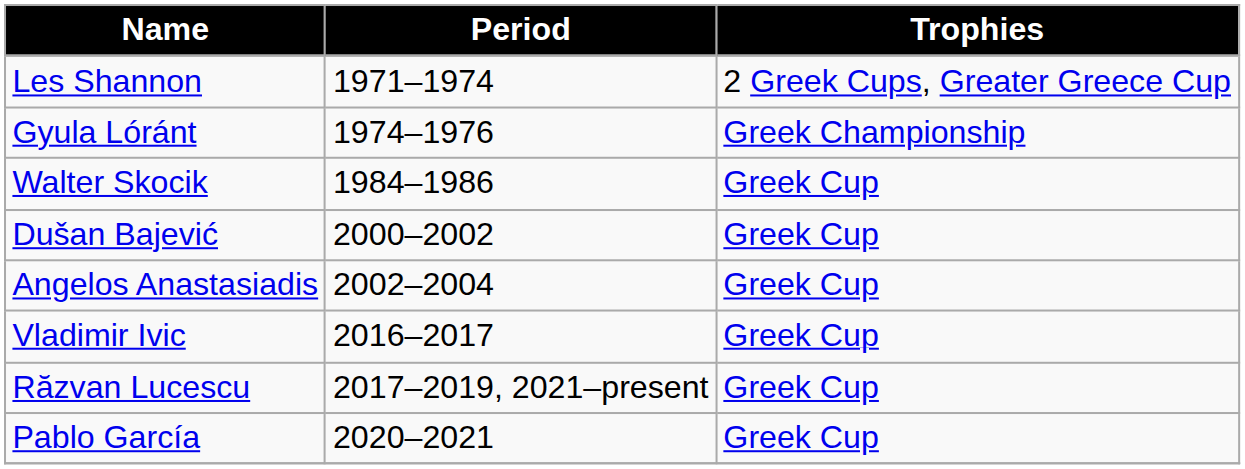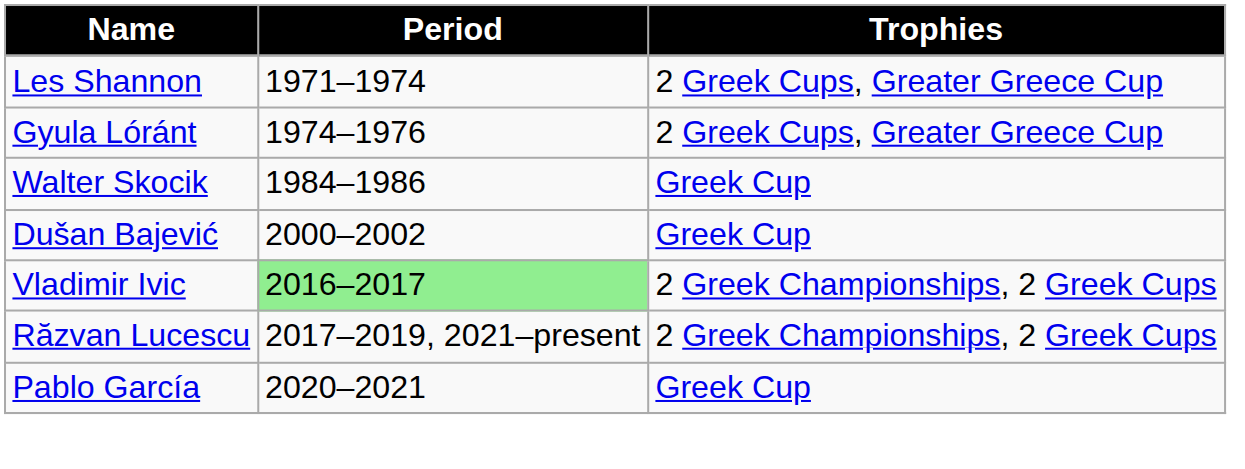(874, 132) Greek Championship -> (909, 132) 2 Greek Cups, Greater Greece Cup
- row: (165, 285)
(413, 336) no background -> (346, 285) lightgreen background
(801, 336) Greek Cup -> (936, 285) 2 Greek Championships, 2 Greek Cups
(801, 387) Greek Cup -> (936, 336) 2 Greek Championships, 2 Greek Cups
